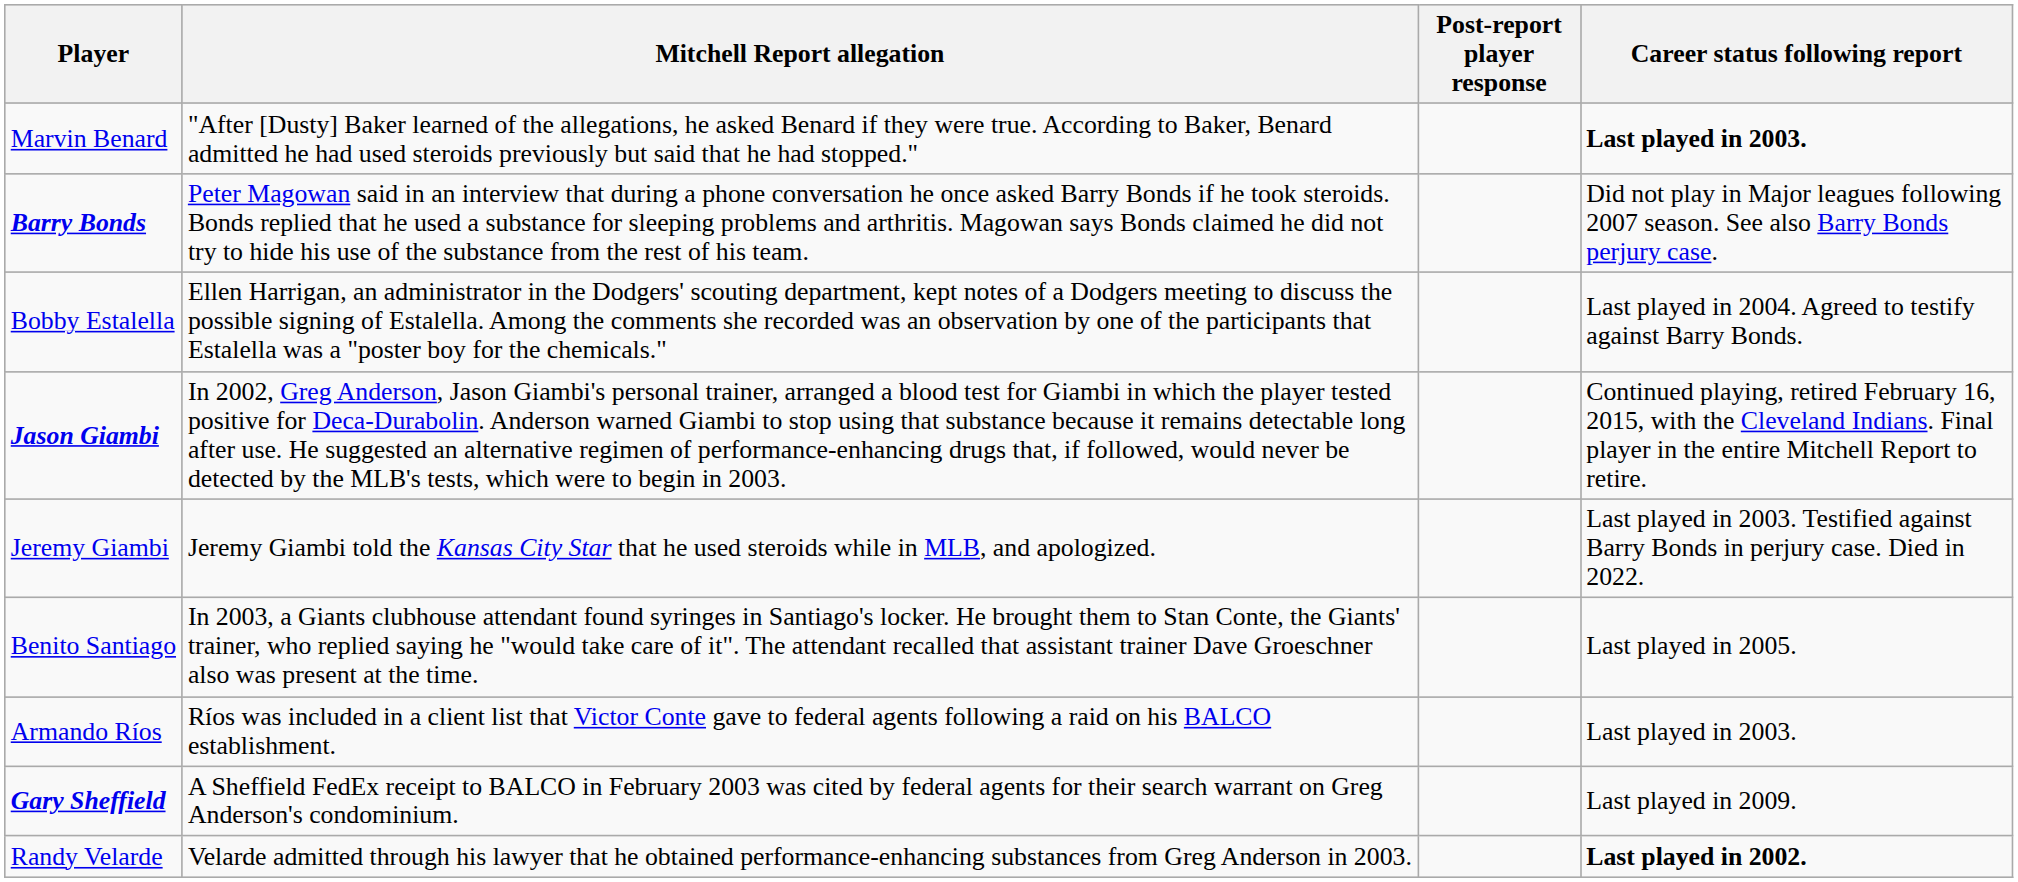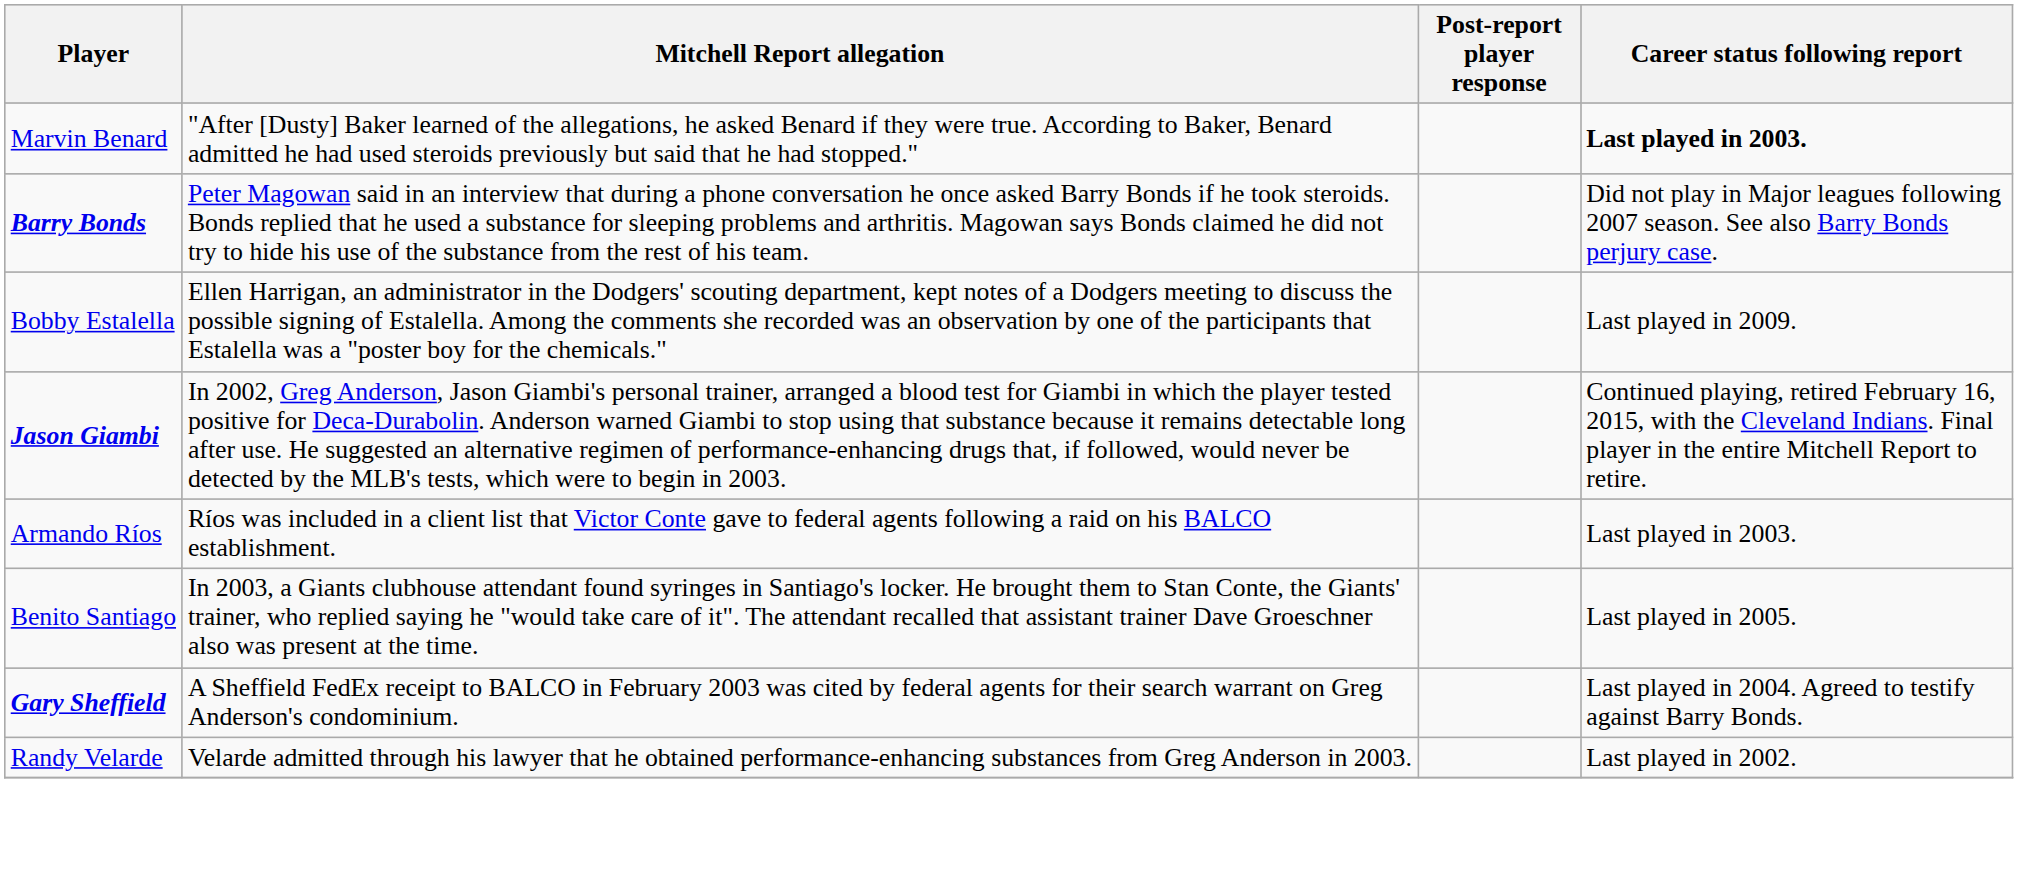(1780, 321) Last played in 2004. Agreed to testify against Barry Bonds. -> (1691, 321) Last played in 2009.
- row: (90, 547)
rows swapped: (86, 731) <-> (93, 646)
(1691, 800) Last played in 2009. -> (1780, 702) Last played in 2004. Agreed to testify against Barry Bonds.
(1696, 856) bold -> (1691, 757) normal
